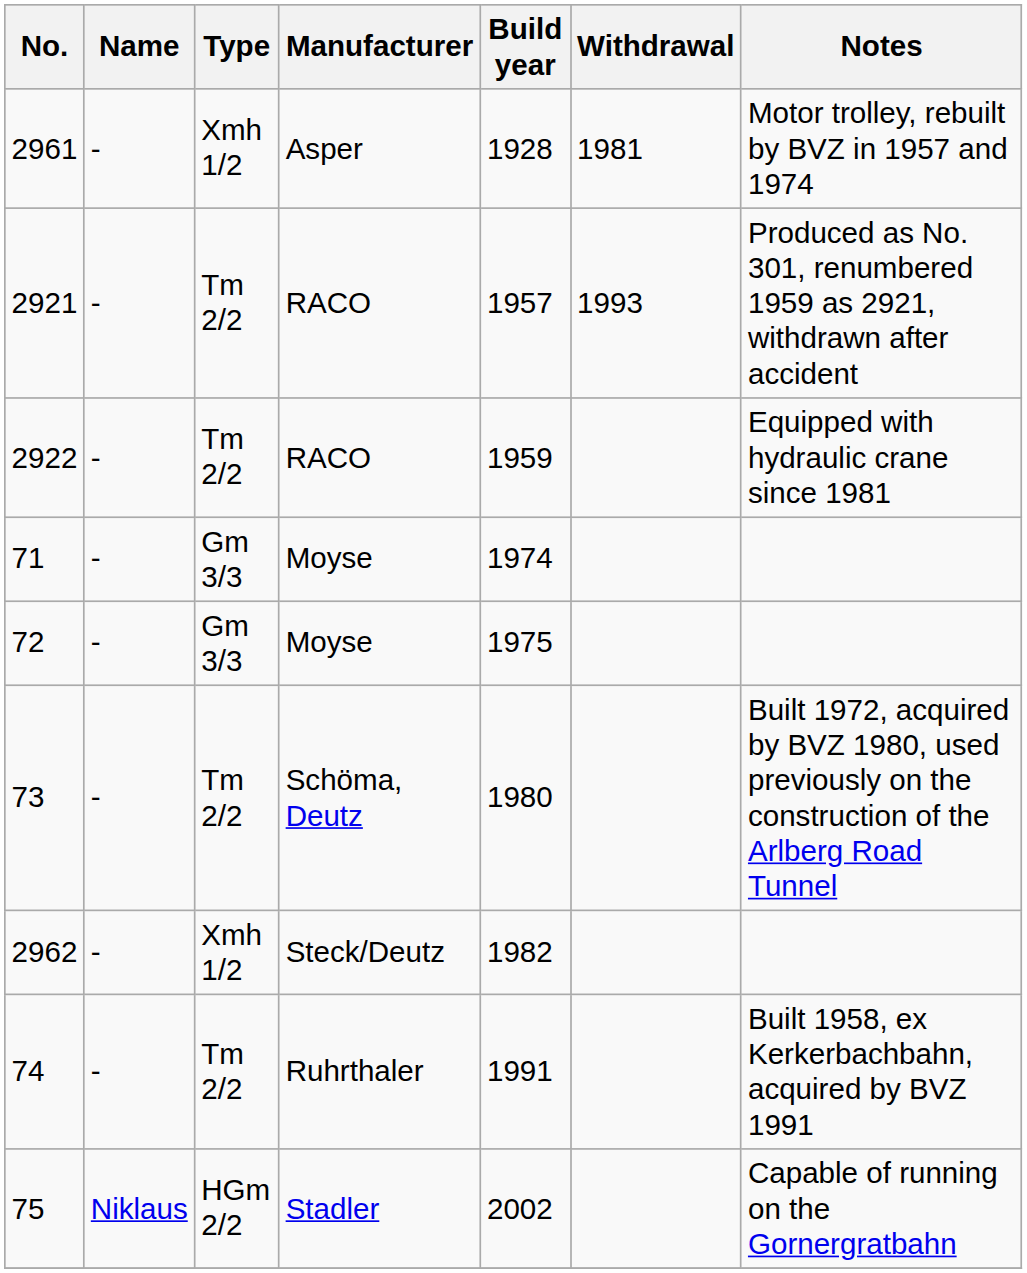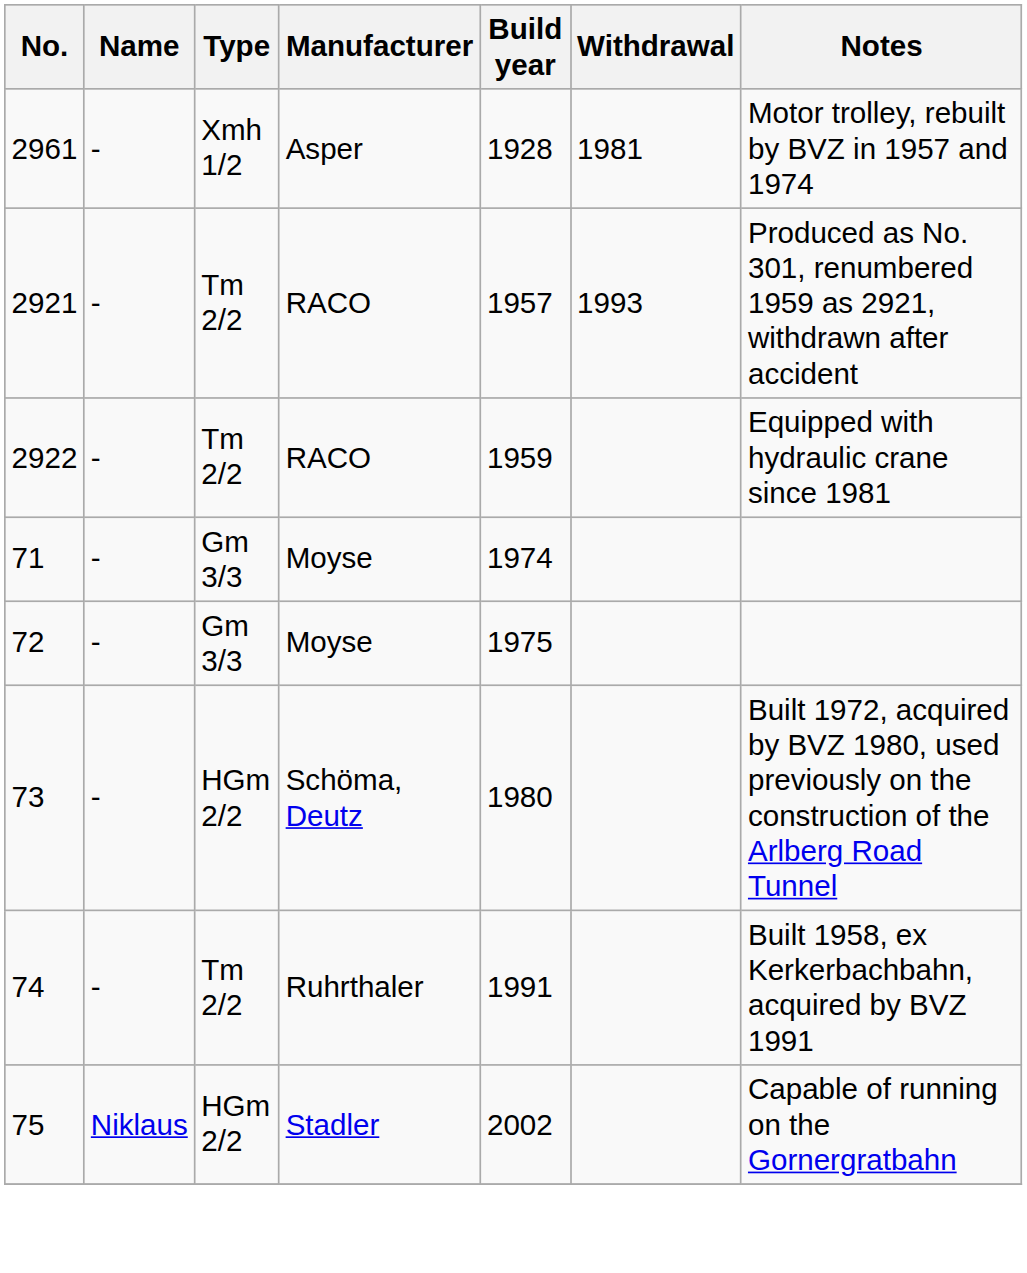(223, 797) Tm 2/2 -> (236, 797) HGm 2/2
- row: (44, 952)
